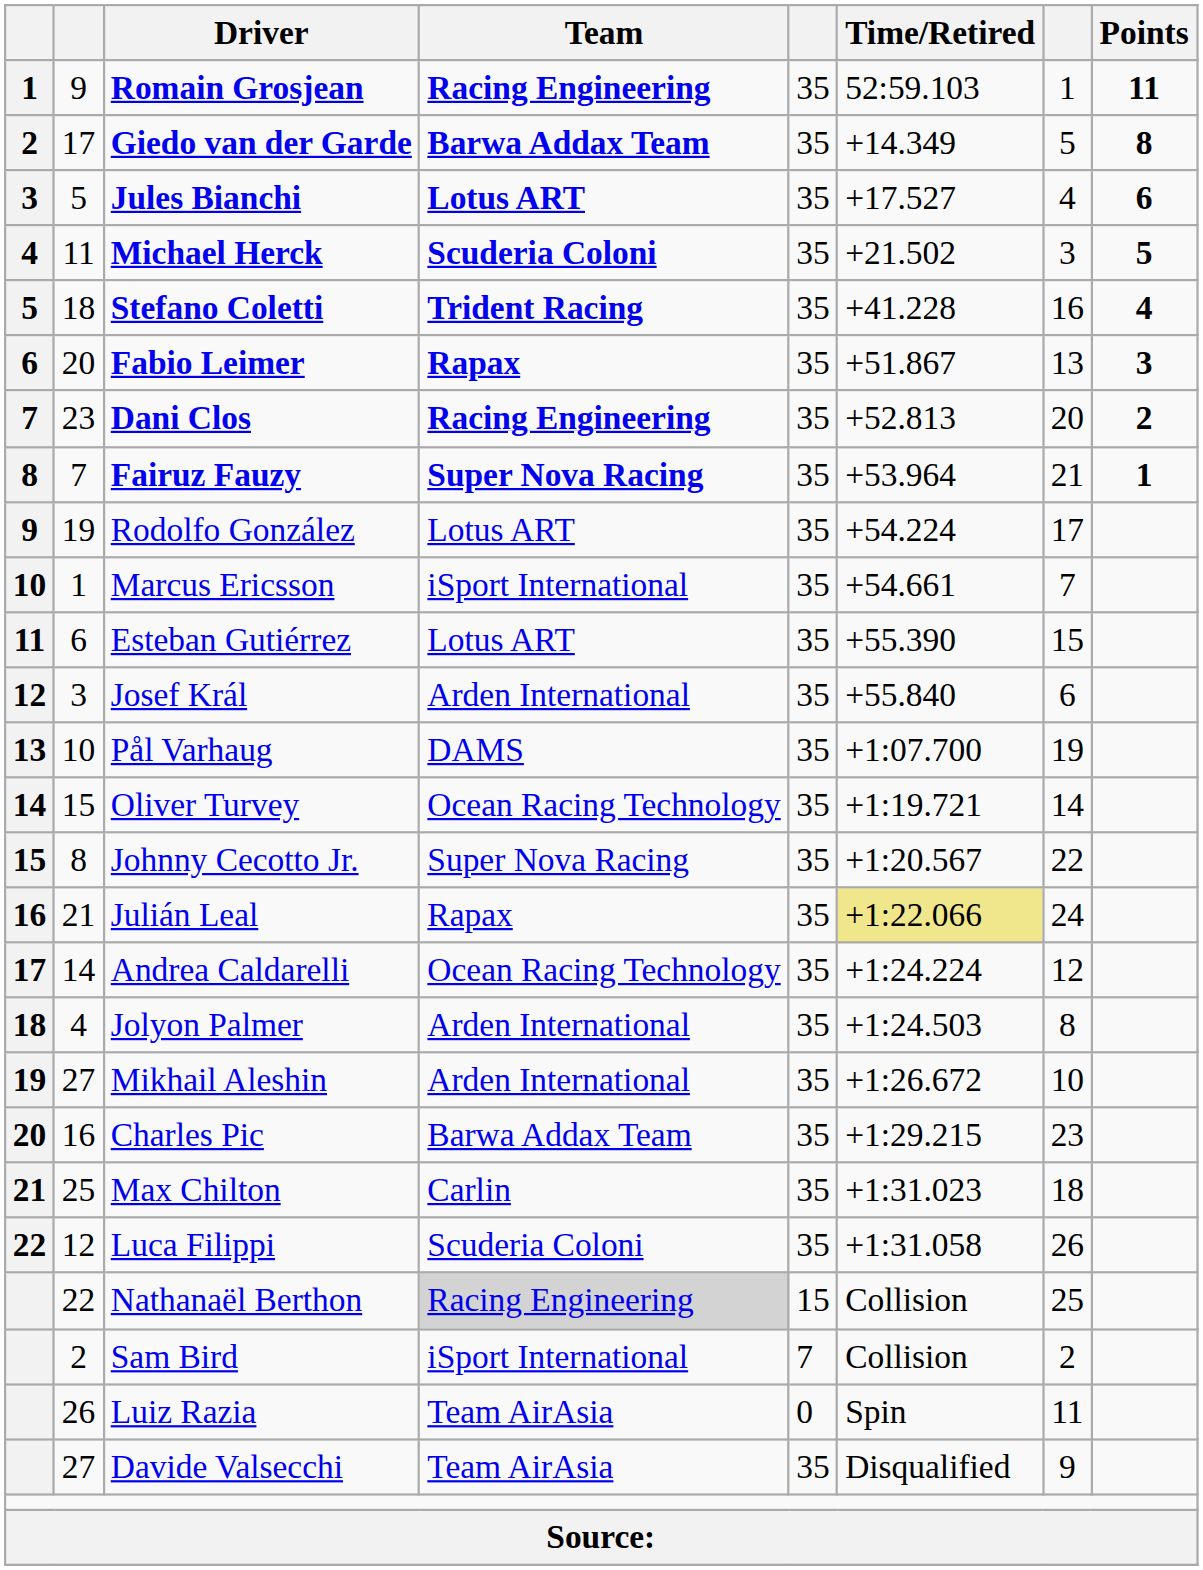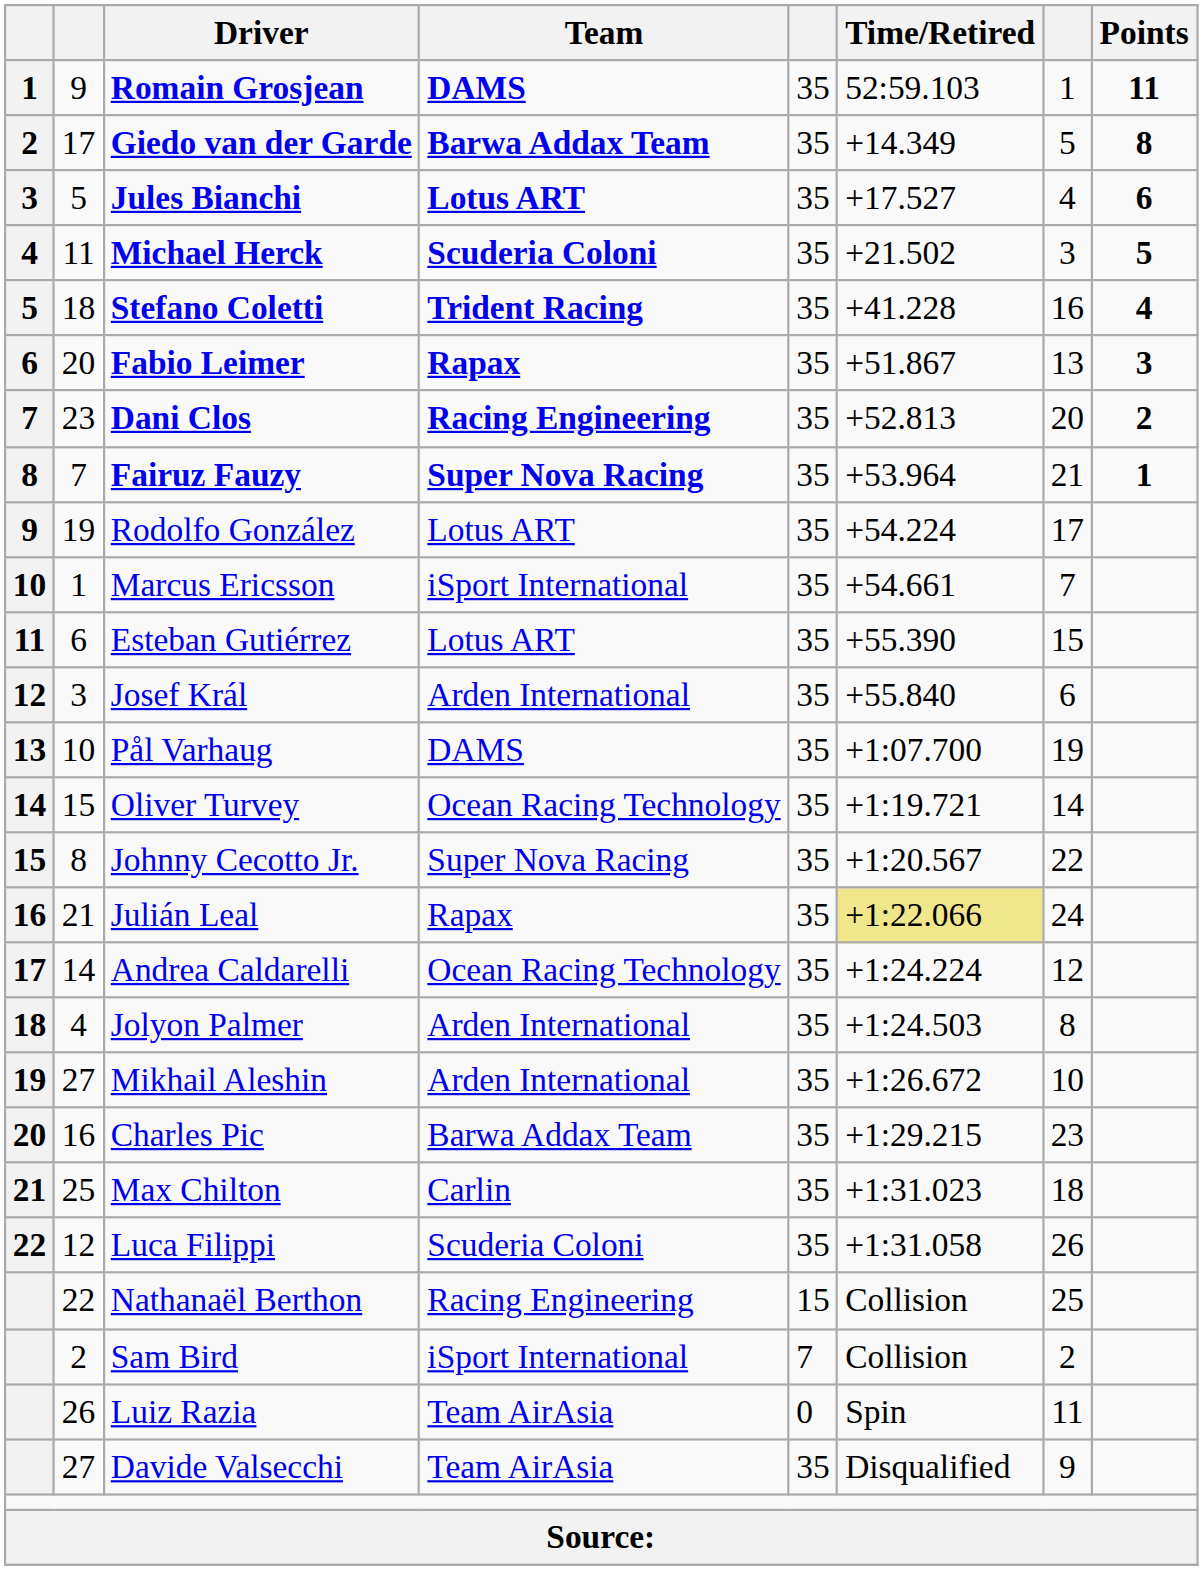(569, 87) Racing Engineering -> (477, 87) DAMS
(561, 1300) lightgrey background -> (561, 1300) no background
